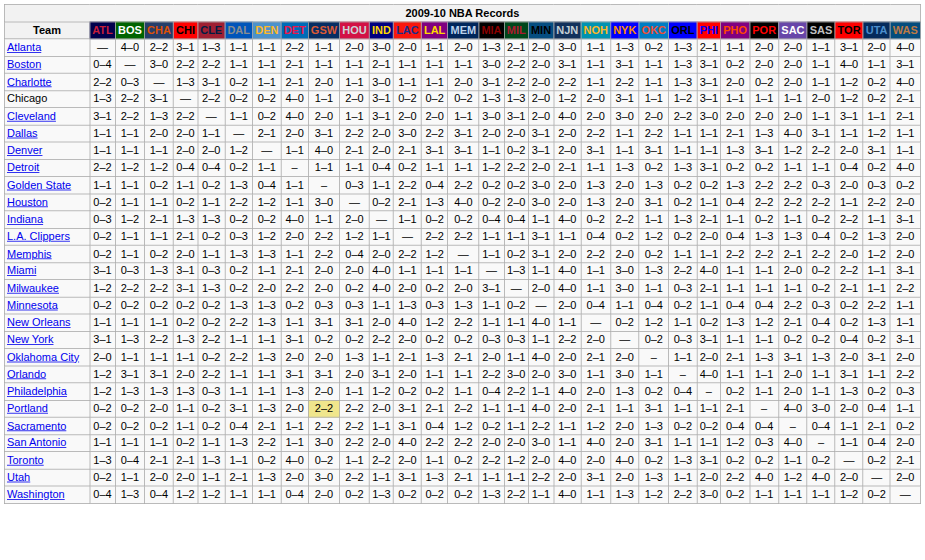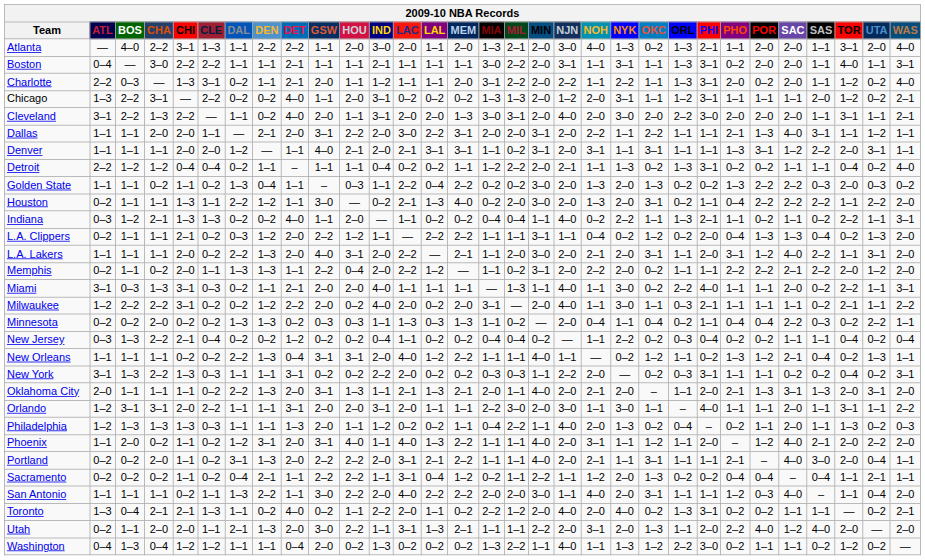(267, 47) 1–1 -> (267, 47) 2–2
(596, 47) 1–1 -> (596, 47) 4–0
(381, 82) 3–0 -> (381, 82) 1–2
(463, 116) 1–1 -> (463, 116) 1–3
(435, 168) 1–1 -> (435, 168) 0–2
(186, 202) 0–2 -> (186, 202) 1–3
+ row: (35, 254)
(654, 271) 1–3 -> (654, 288) 0–2
(211, 288) 1–3 -> (211, 305) 0–2
(267, 288) 2–0 -> (267, 305) 1–2
(159, 305) 0–2 -> (159, 322) 2–0
+ row: (36, 340)
(295, 322) 1–1 -> (295, 357) 0–4
(211, 340) 2–2 -> (211, 374) 0–3
(324, 357) 2–0 -> (324, 391) 3–1
(324, 374) 3–1 -> (324, 408) 2–0
+ row: (27, 443)
(324, 408) khaki background -> (324, 460) no background
(905, 426) 0–2 -> (905, 477) 1–1
(821, 460) 0–2 -> (821, 512) 1–1
(821, 494) 1–1 -> (821, 546) 0–2
